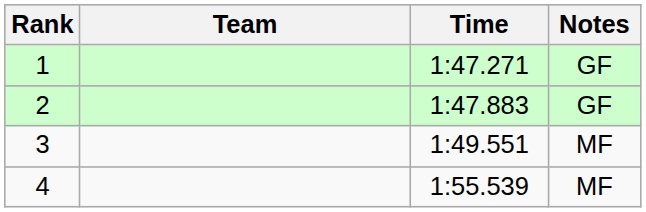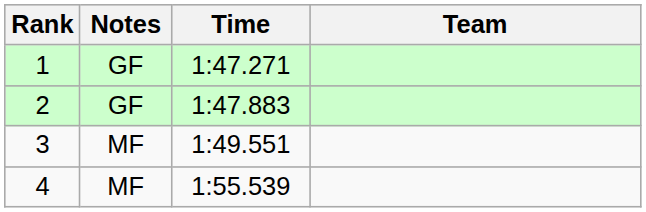columns swapped: (245, 24) <-> (594, 24)
